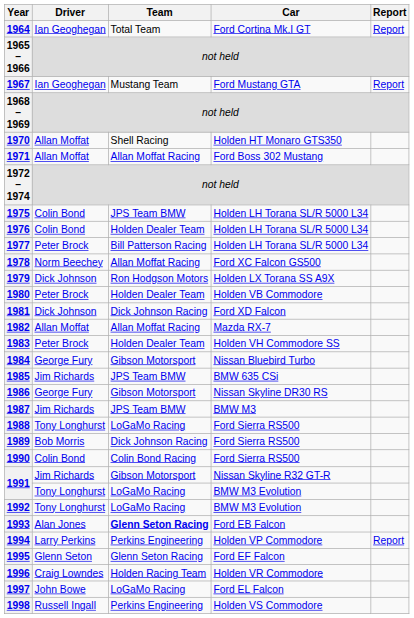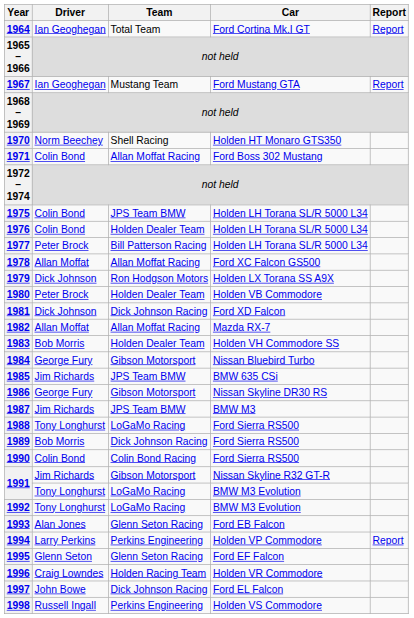(62, 141) Allan Moffat -> (69, 141) Norm Beechey
(62, 157) Allan Moffat -> (60, 157) Colin Bond
(69, 262) Norm Beechey -> (62, 262) Allan Moffat
(62, 344) Peter Brock -> (59, 344) Bob Morris
(160, 524) bold -> (157, 524) normal
(148, 589) LoGaMo Racing -> (159, 589) Dick Johnson Racing
